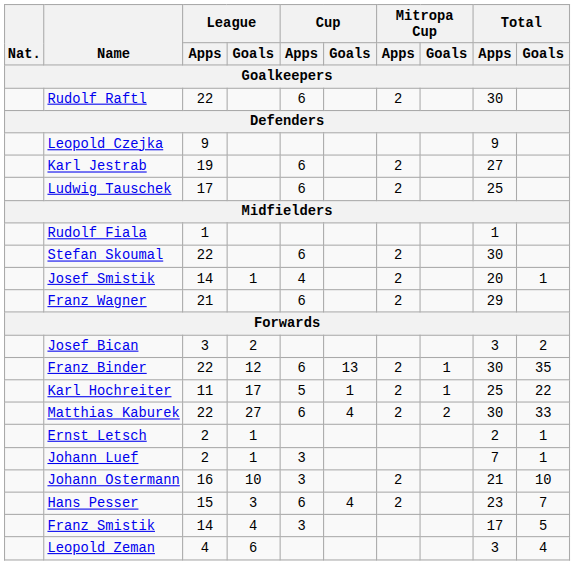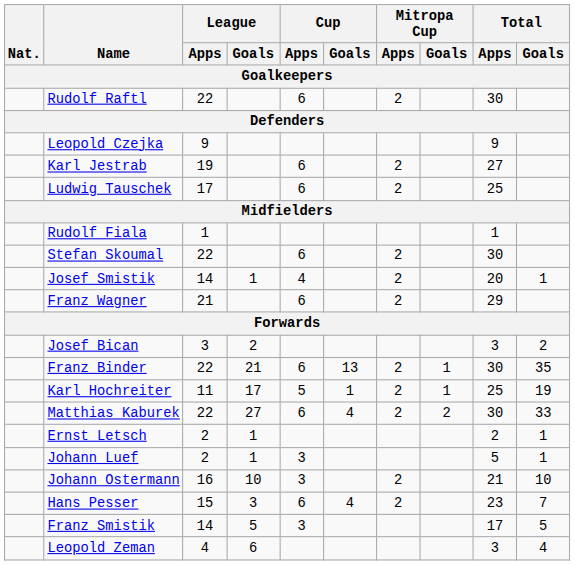(253, 369) 12 -> (253, 369) 21
(543, 391) 22 -> (543, 391) 19
(495, 458) 7 -> (495, 458) 5
(253, 526) 4 -> (253, 526) 5
